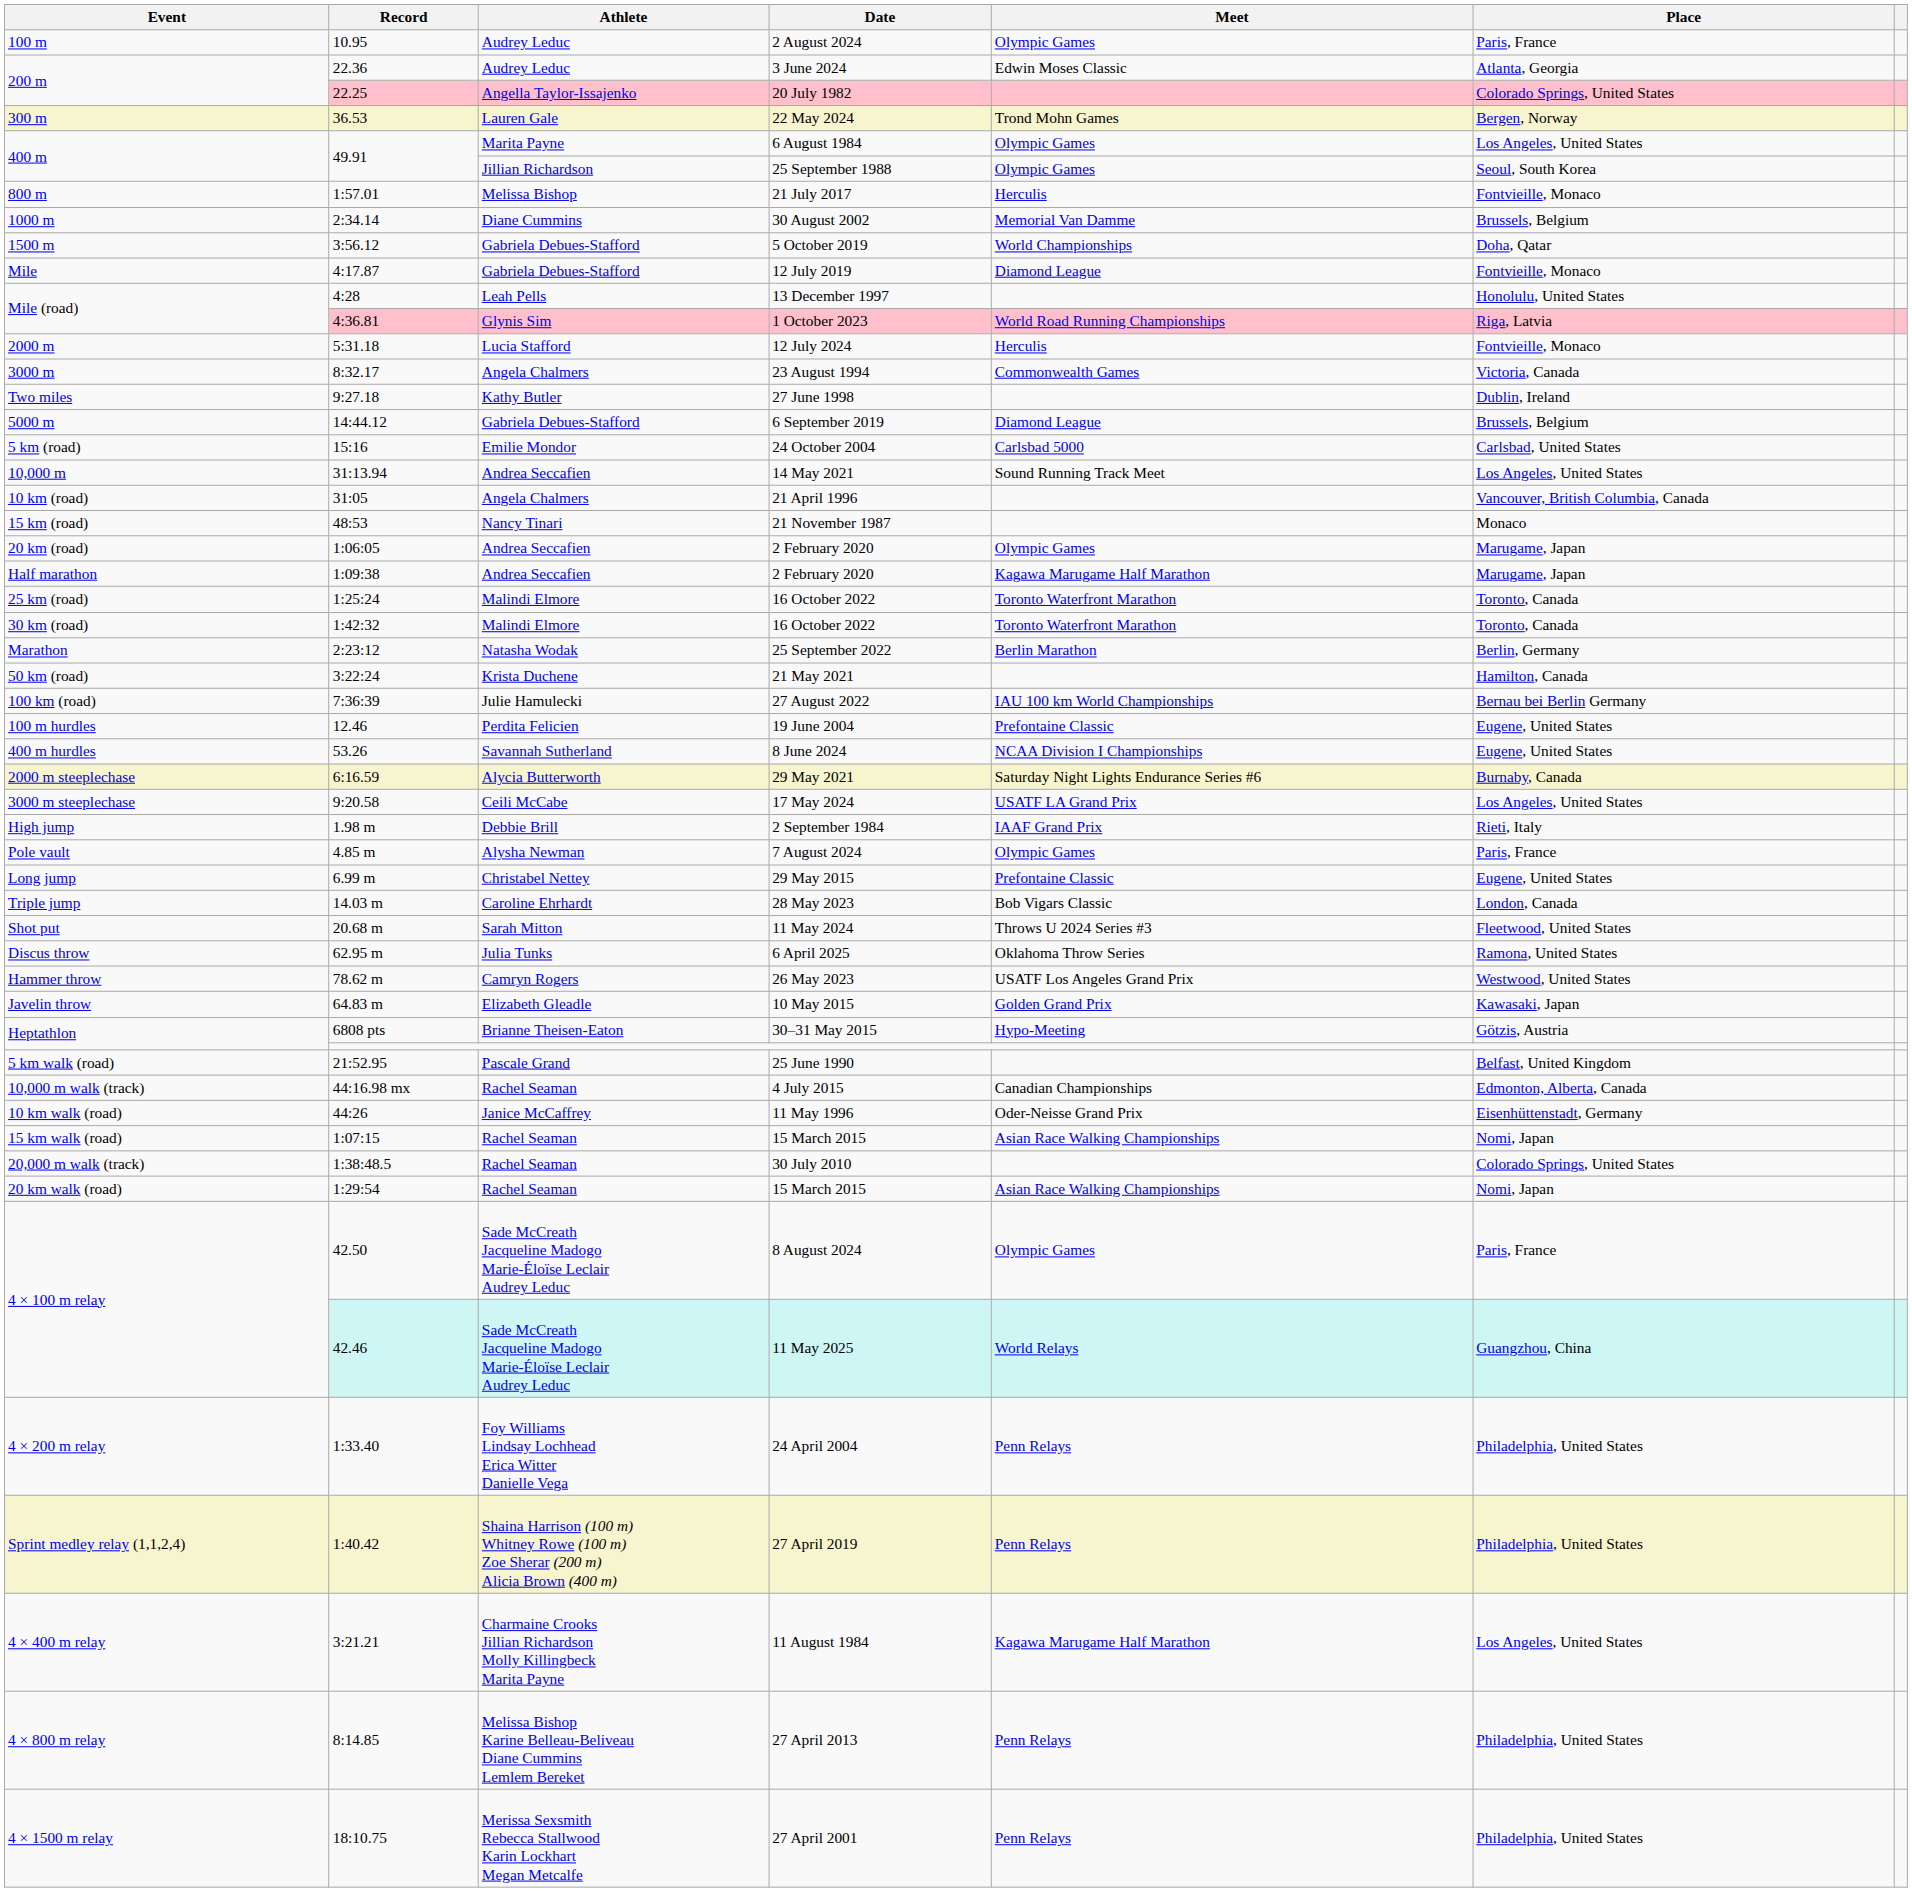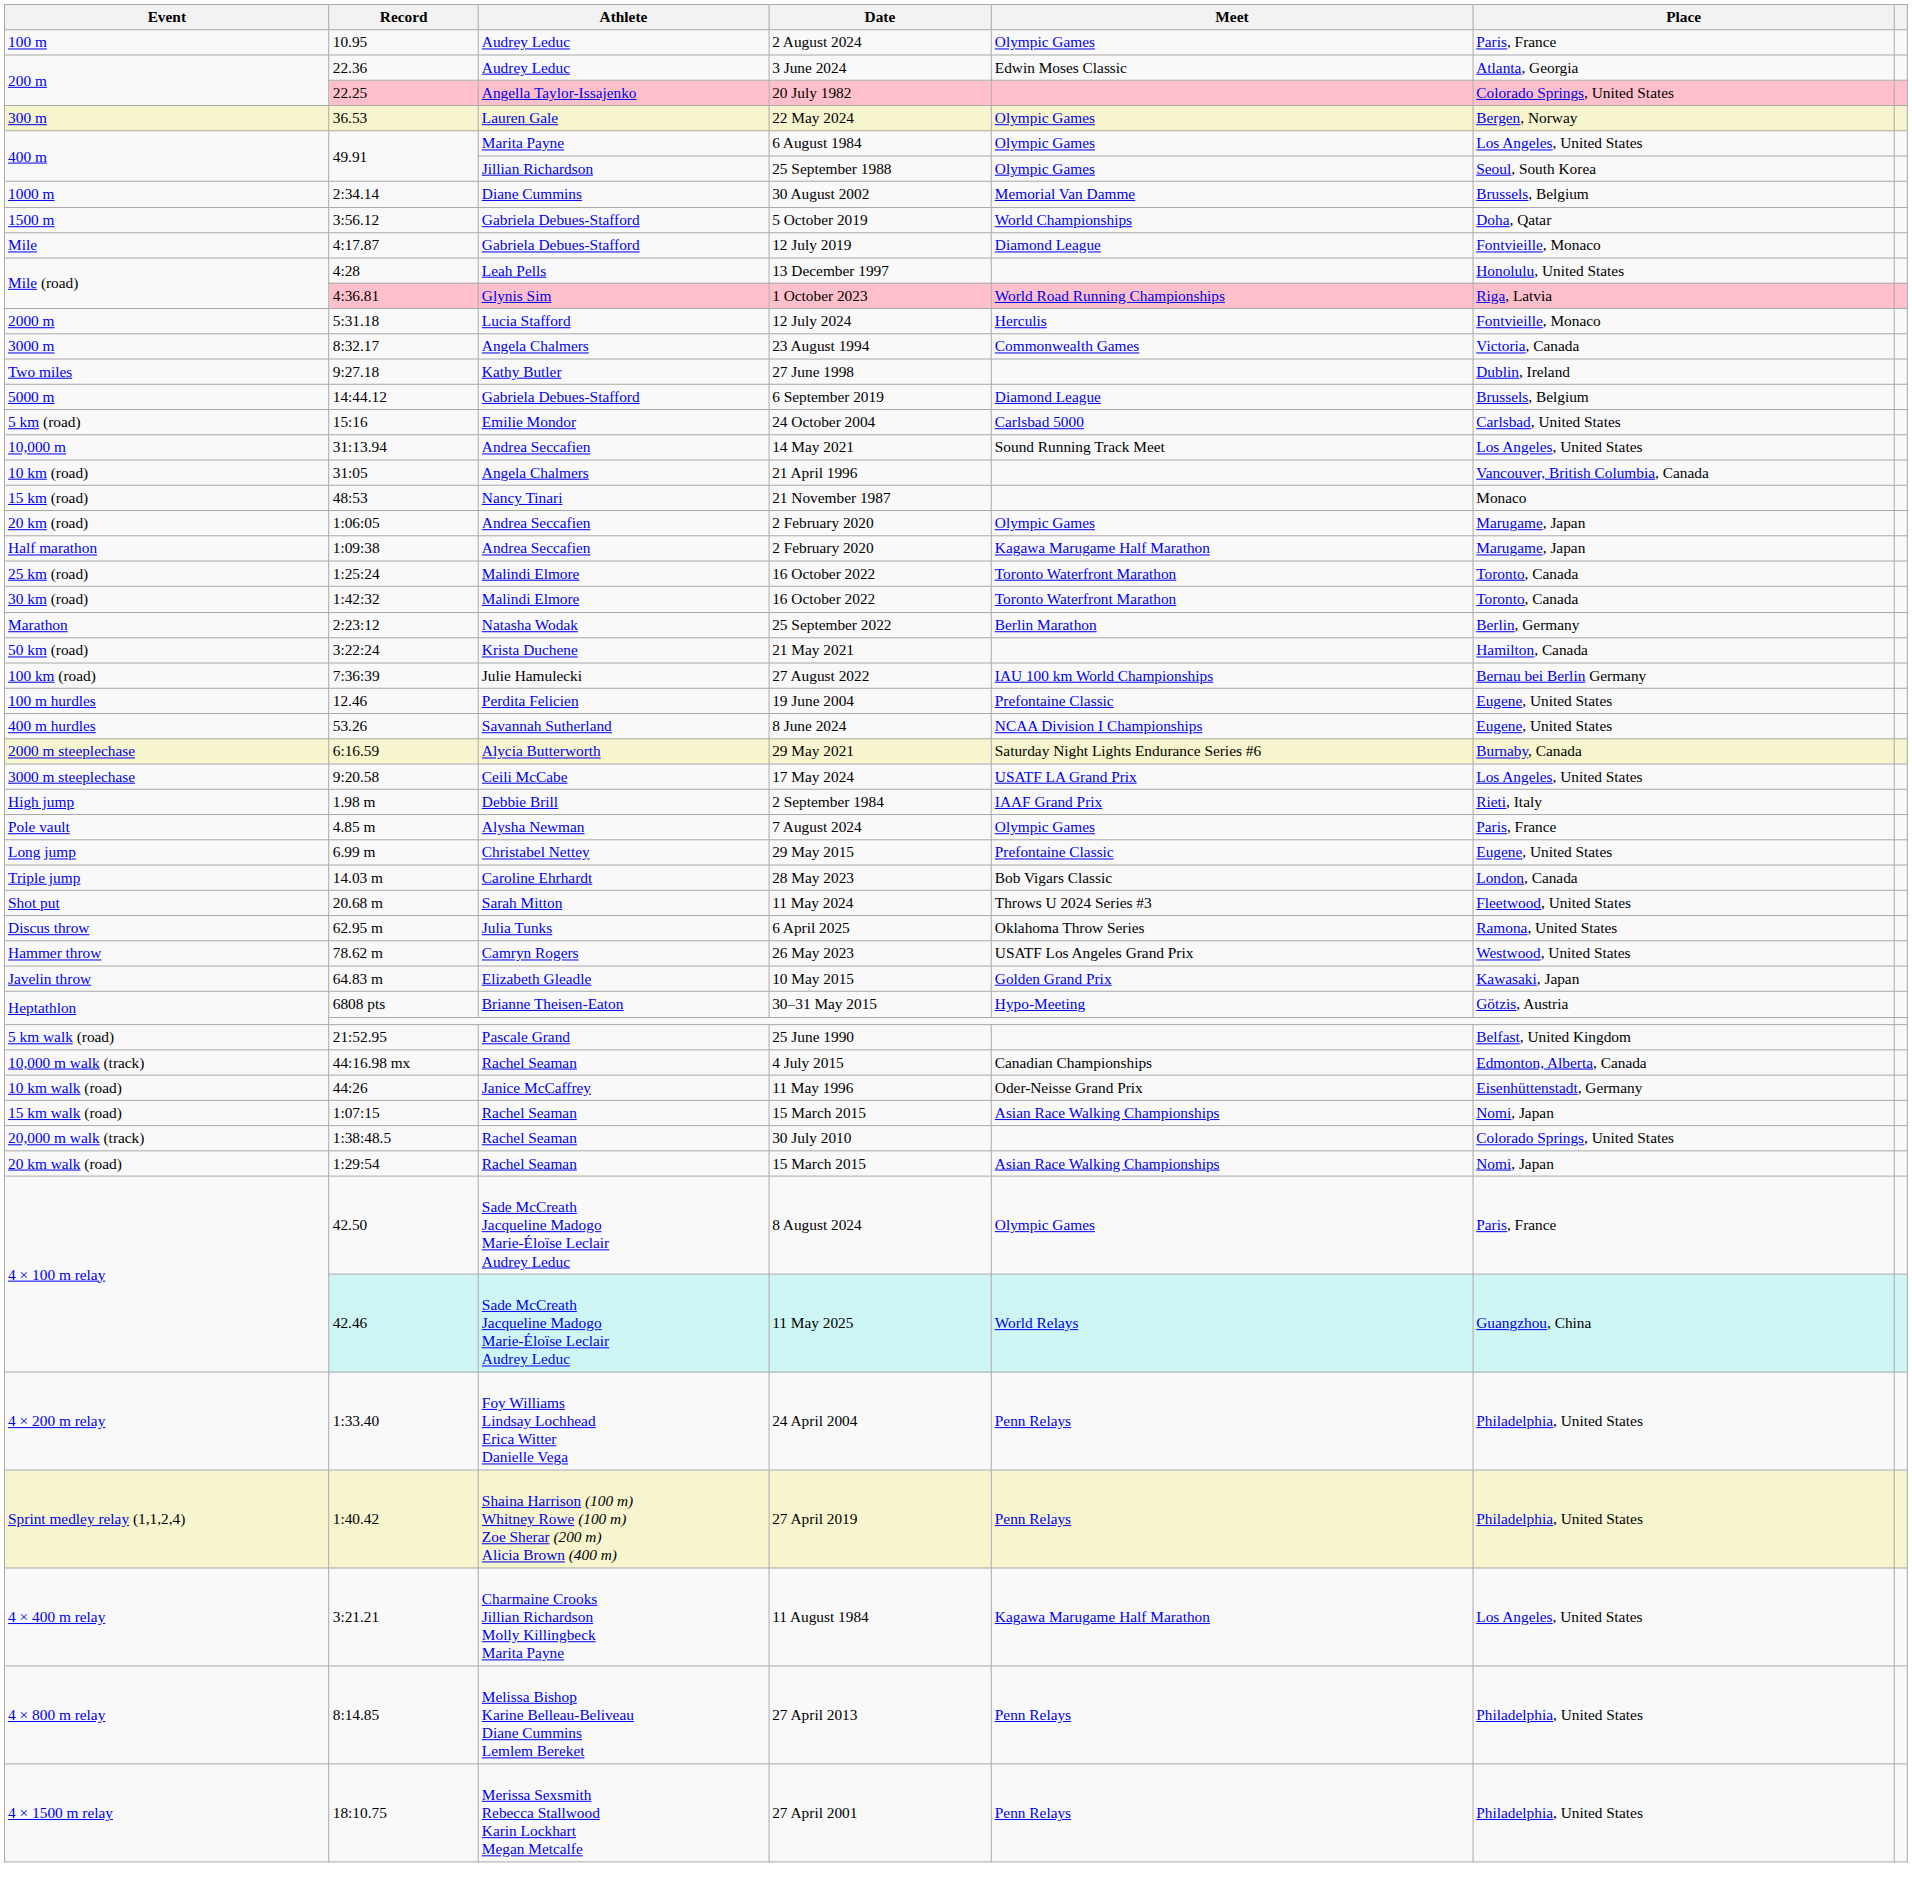(1057, 118) Trond Mohn Games -> (1045, 118) Olympic Games
- row: (27, 194)
